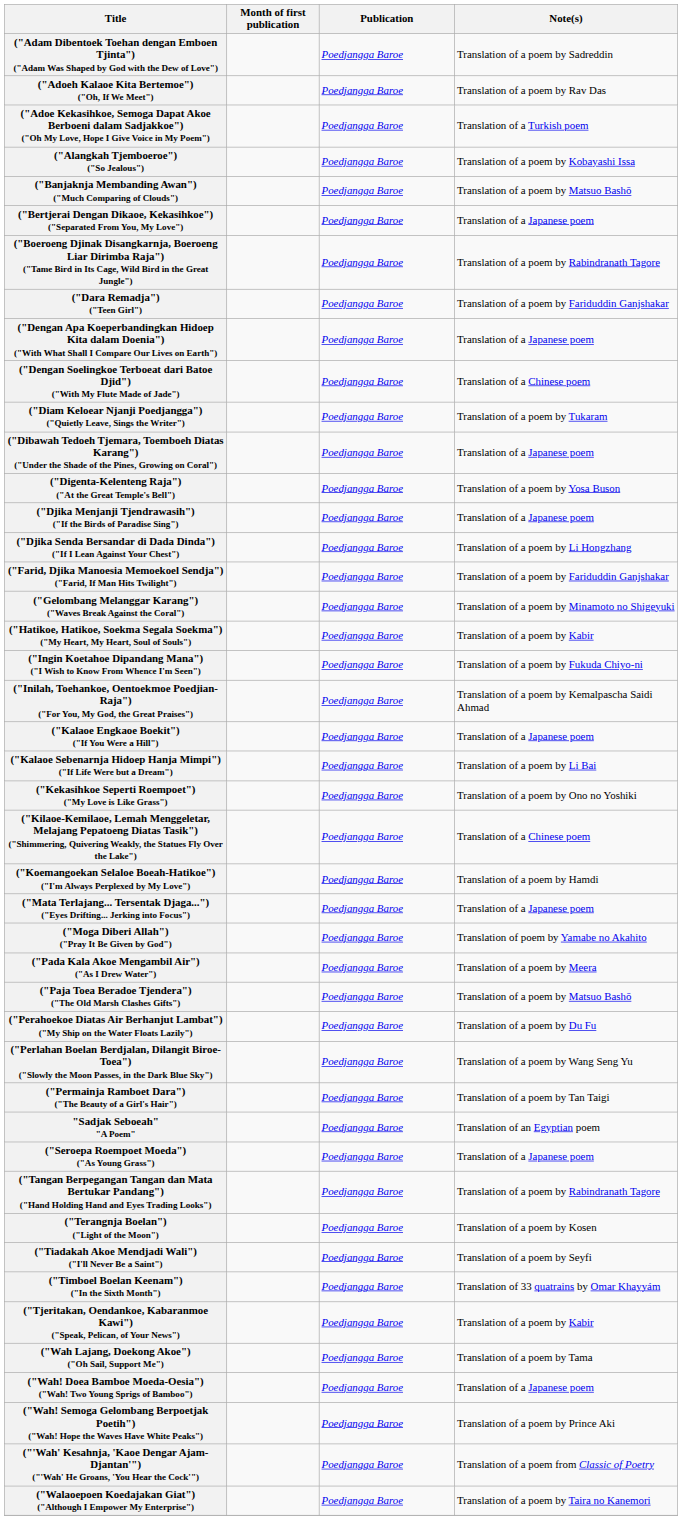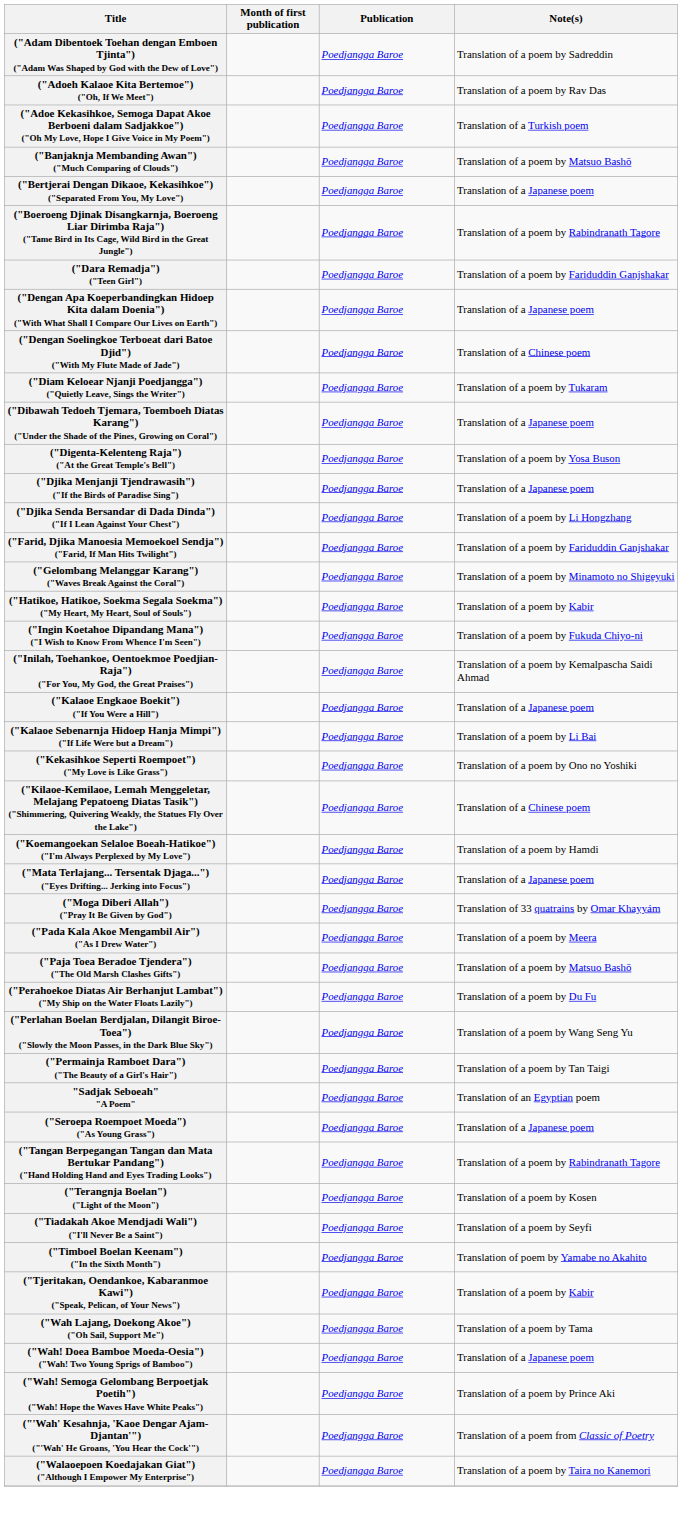- row: (116, 161)
(552, 938) Translation of poem by Yamabe no Akahito -> (559, 908) Translation of 33 quatrains by Omar Khayyám
(559, 1286) Translation of 33 quatrains by Omar Khayyám -> (552, 1257) Translation of poem by Yamabe no Akahito
